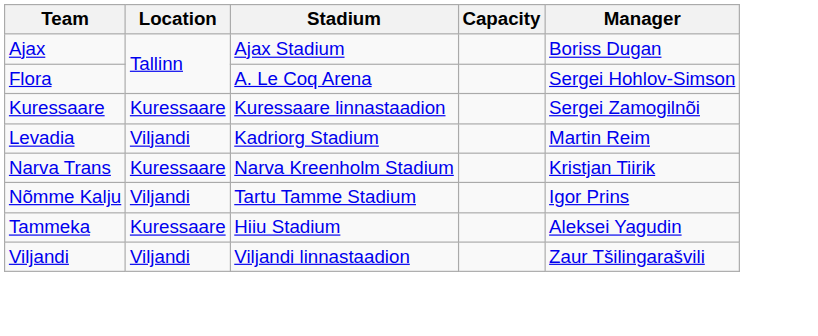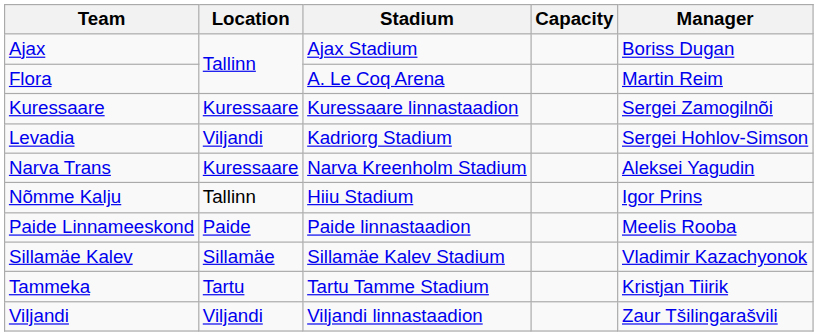(642, 78) Sergei Hohlov-Simson -> (672, 78) Martin Reim
(600, 138) Martin Reim -> (715, 138) Sergei Hohlov-Simson
(602, 167) Kristjan Tiirik -> (688, 167) Aleksei Yagudin
(160, 197) Viljandi -> (229, 197) Tallinn
(325, 197) Tartu Tamme Stadium -> (360, 197) Hiiu Stadium
+ row: (102, 227)
+ row: (71, 256)
(178, 227) Kuressaare -> (224, 286) Tartu
(287, 227) Hiiu Stadium -> (398, 286) Tartu Tamme Stadium
(615, 227) Aleksei Yagudin -> (675, 286) Kristjan Tiirik
